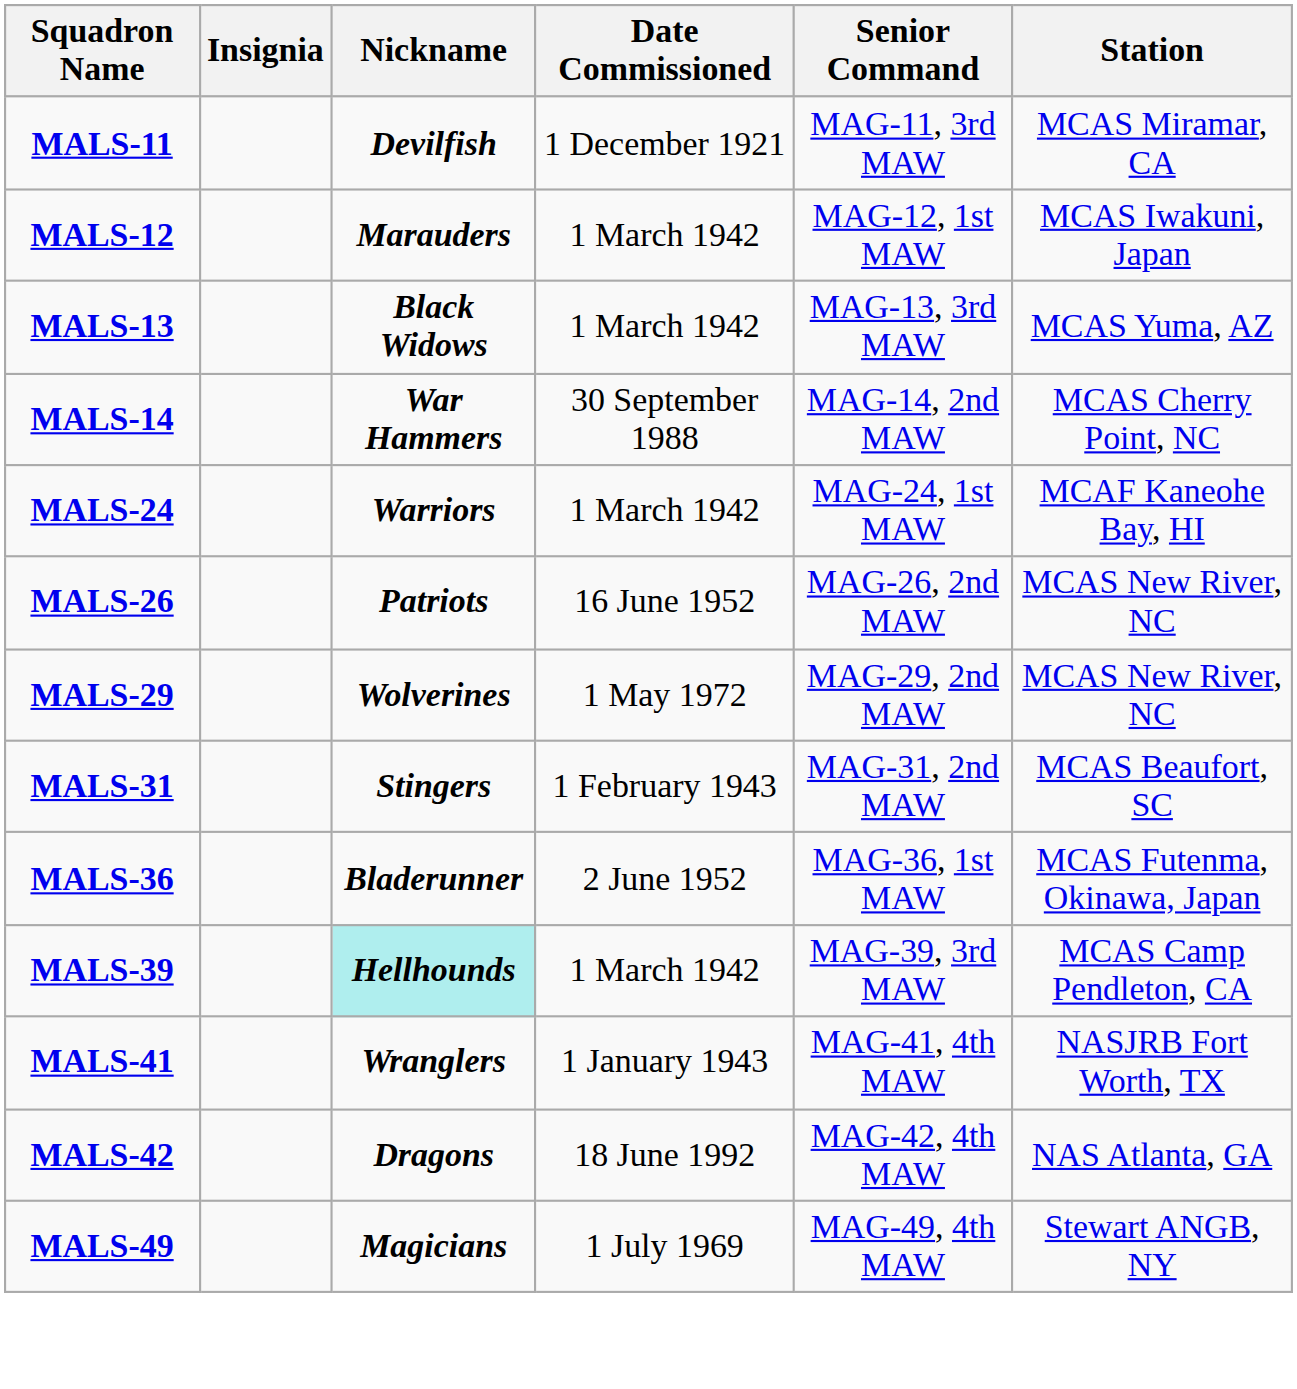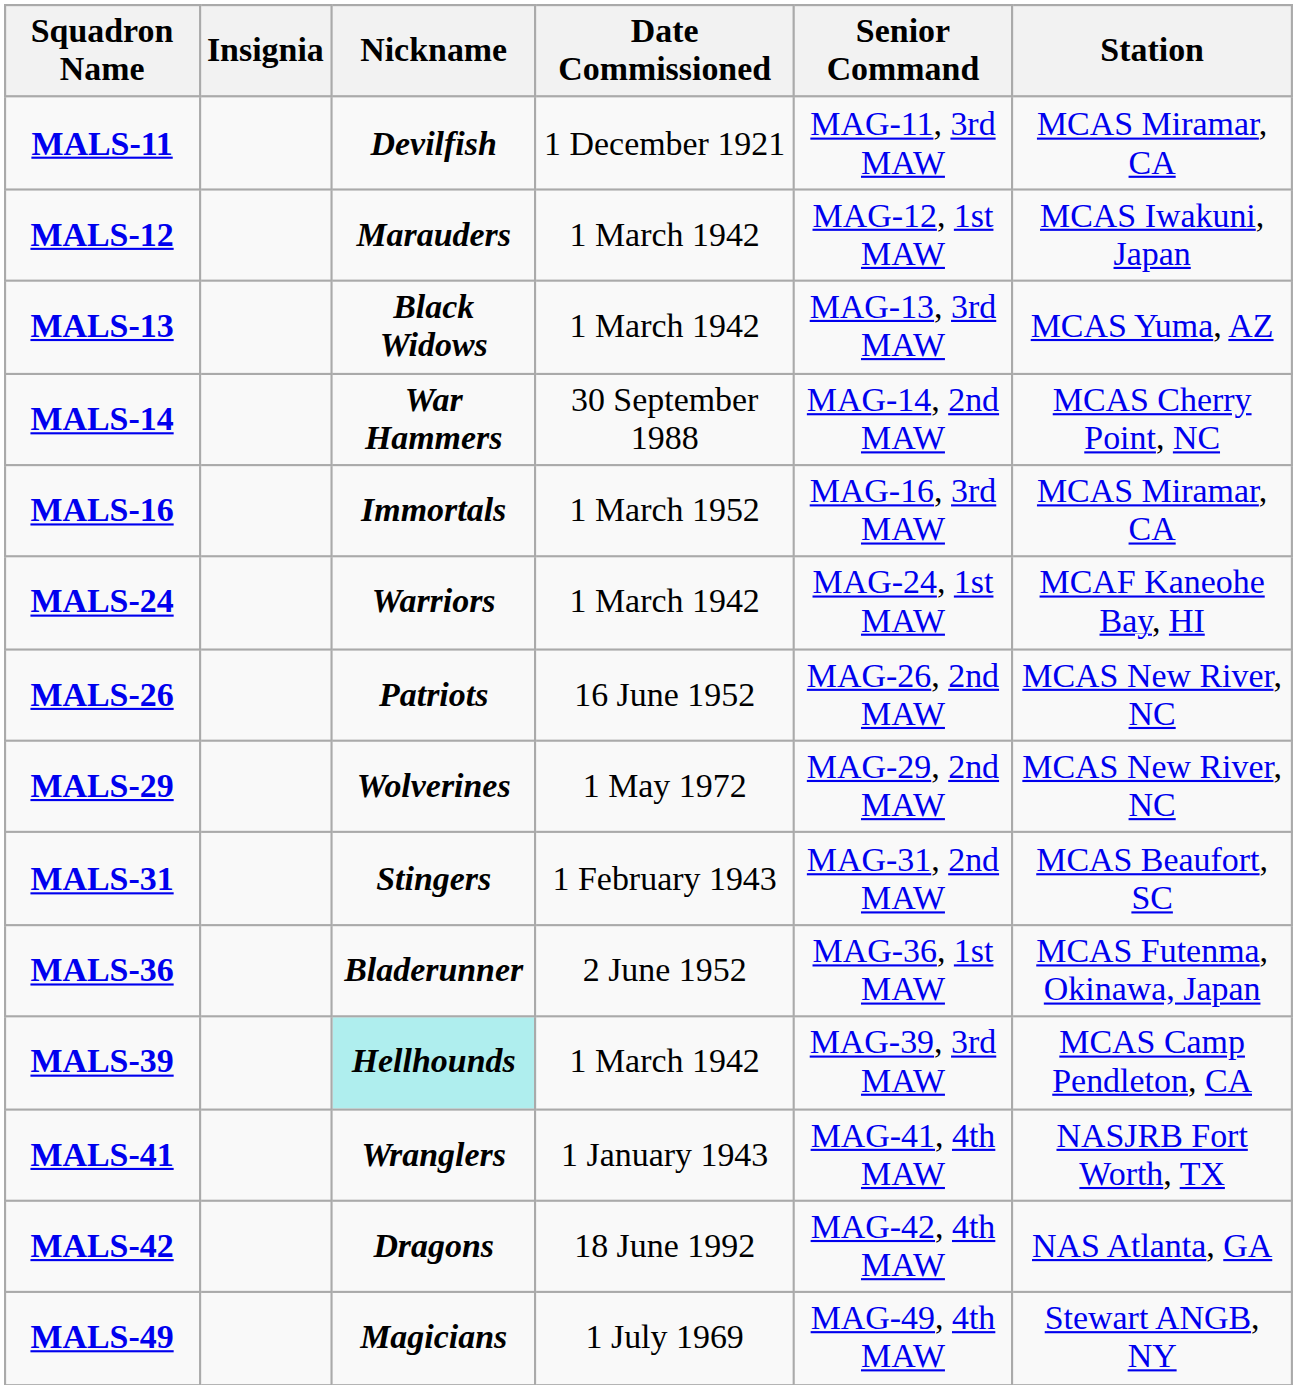+ row: (102, 510)
